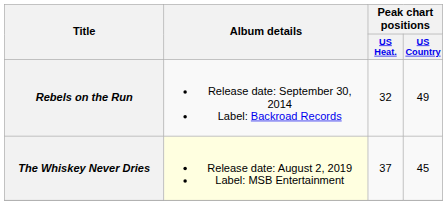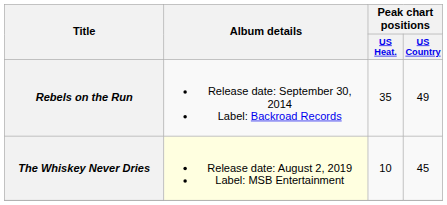(385, 97) 32 -> (385, 97) 35
(385, 168) 37 -> (385, 168) 10
